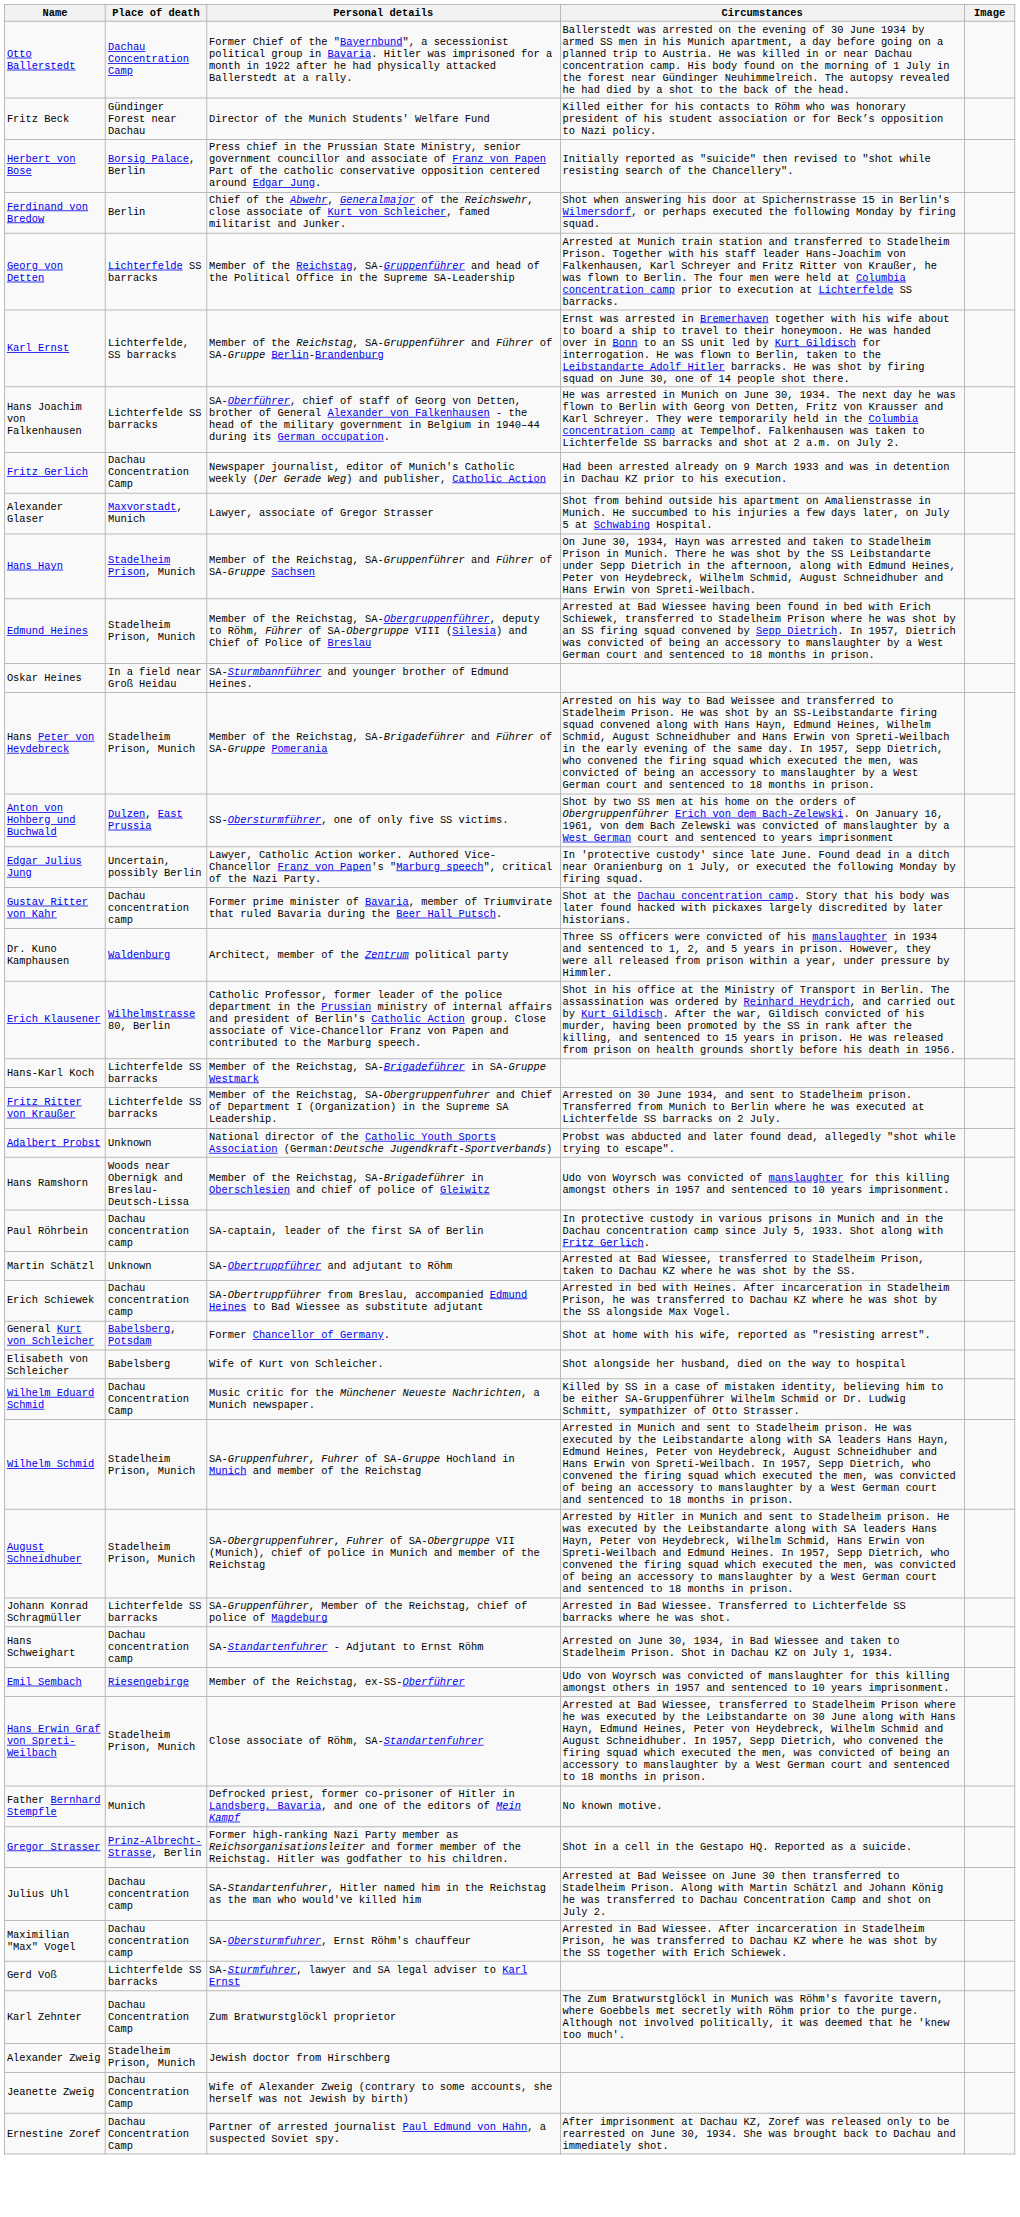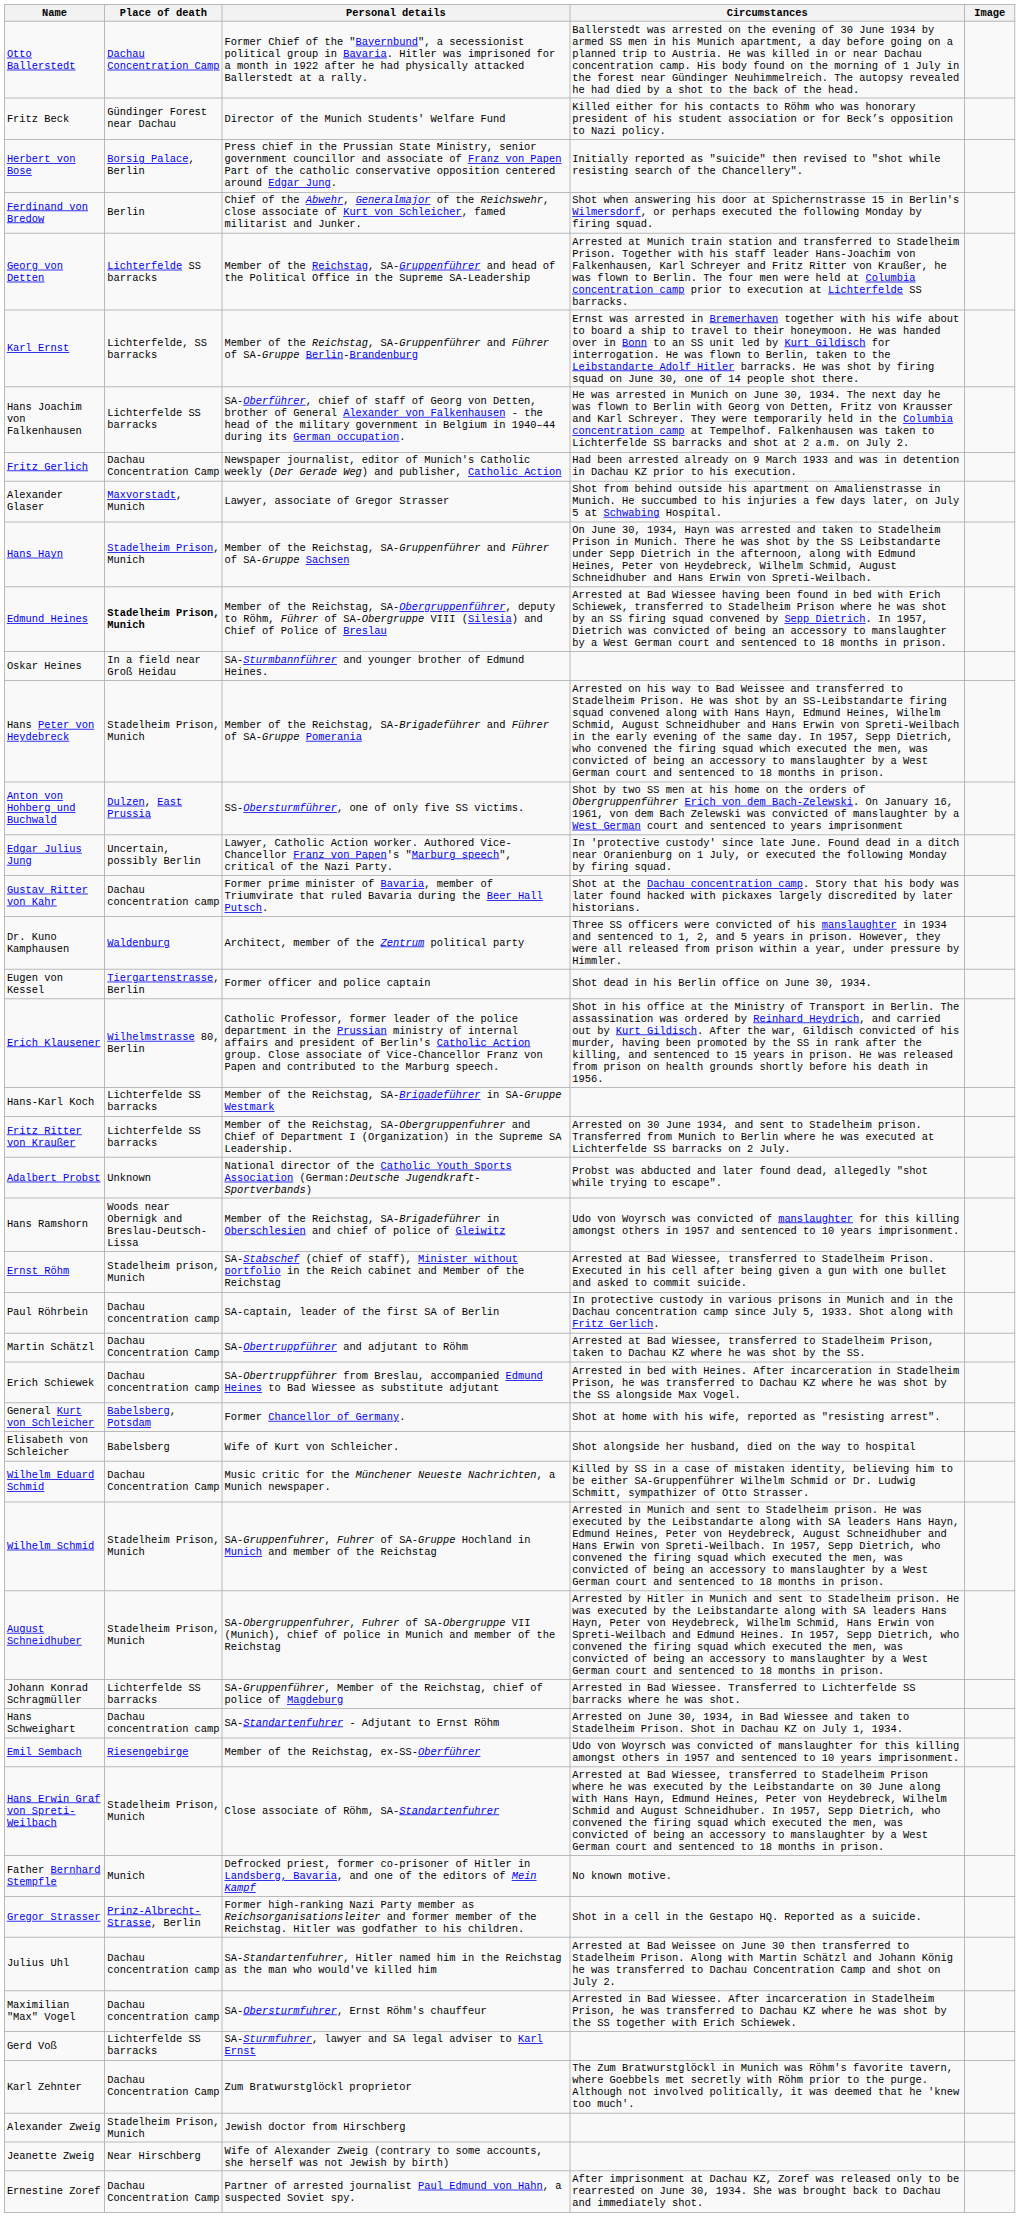(152, 631) normal -> (163, 619) bold
+ row: (35, 984)
+ row: (38, 1272)
(130, 1266) Unknown -> (163, 1348) Dachau Concentration Camp
(148, 2093) Dachau Concentration Camp -> (154, 2157) Near Hirschberg
